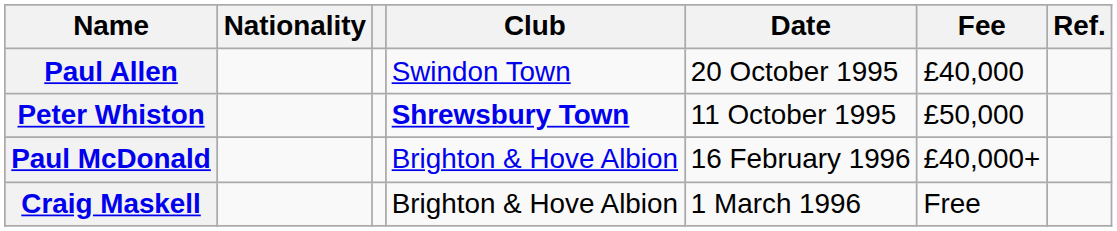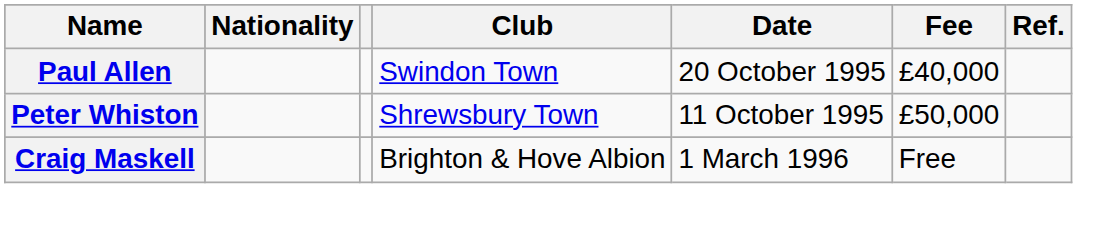(511, 114) bold -> (489, 114) normal
- row: (111, 159)
